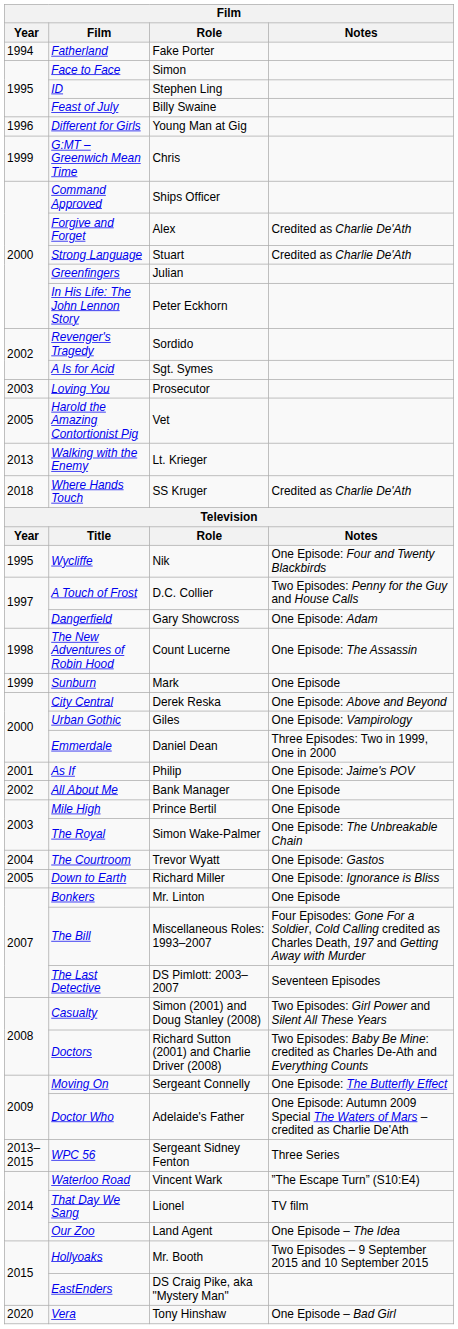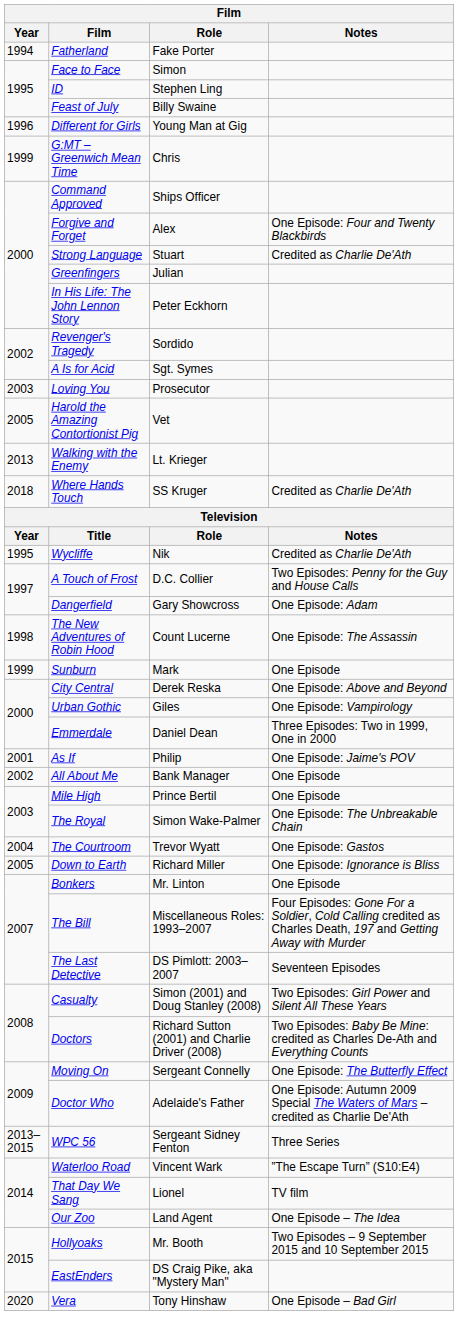(341, 229) Credited as Charlie De'Ath -> (353, 229) One Episode: Four and Twenty Blackbirds
(353, 561) One Episode: Four and Twenty Blackbirds -> (341, 554) Credited as Charlie De'Ath
